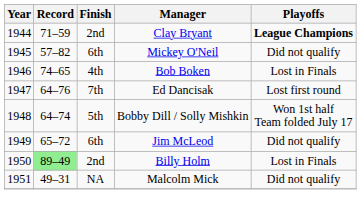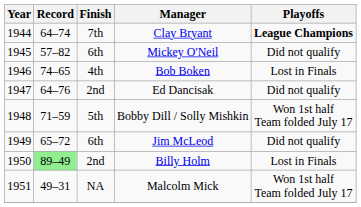(55, 33) 71–59 -> (55, 33) 64–74
(96, 33) 2nd -> (96, 33) 7th
(96, 90) 7th -> (96, 90) 2nd
(303, 90) Lost first round -> (303, 90) Did not qualify
(55, 115) 64–74 -> (55, 115) 71–59
(303, 179) Did not qualify -> (303, 186) Won 1st half Team folded July 17
